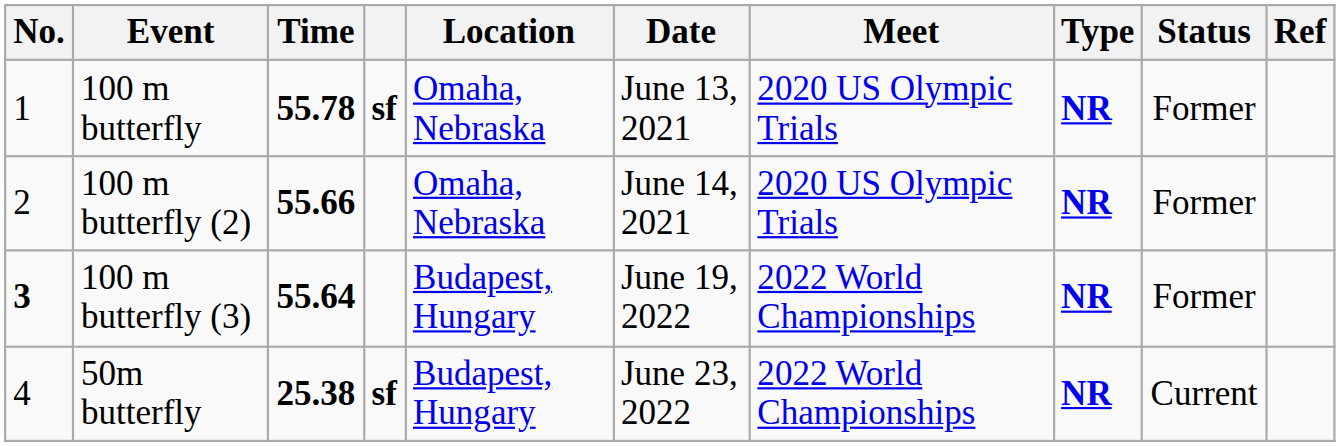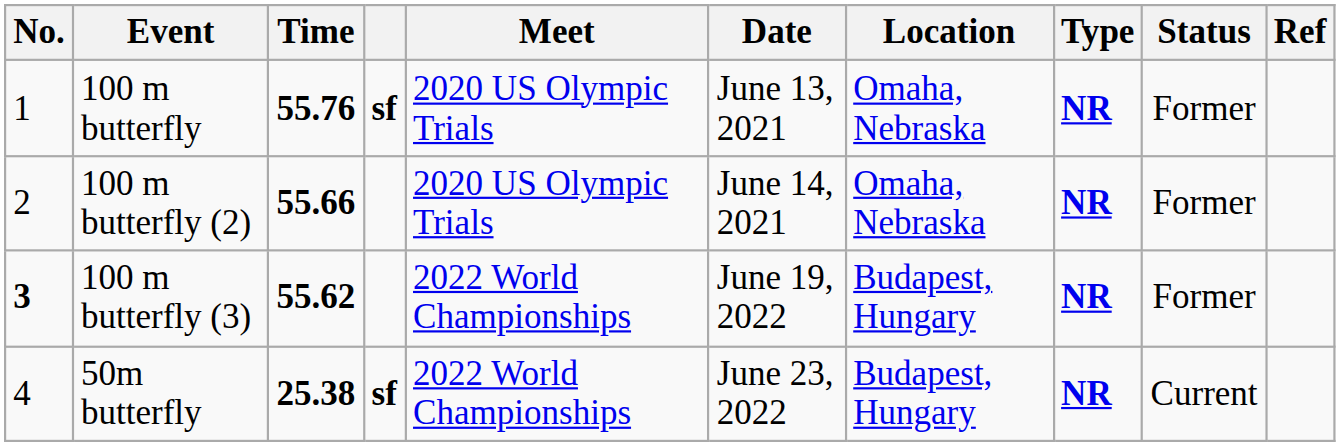columns swapped: (901, 32) <-> (509, 32)
(316, 107) 55.78 -> (316, 107) 55.76
(316, 297) 55.64 -> (316, 297) 55.62
